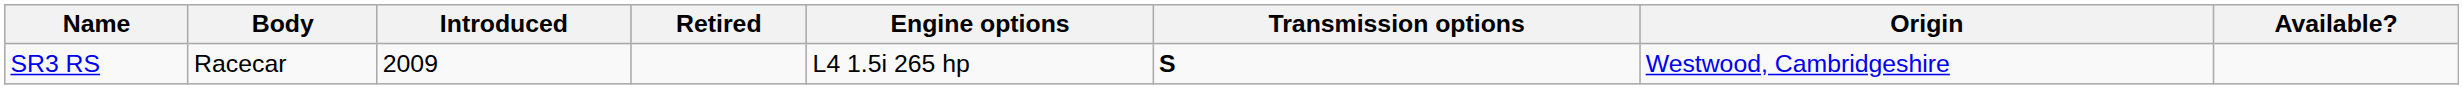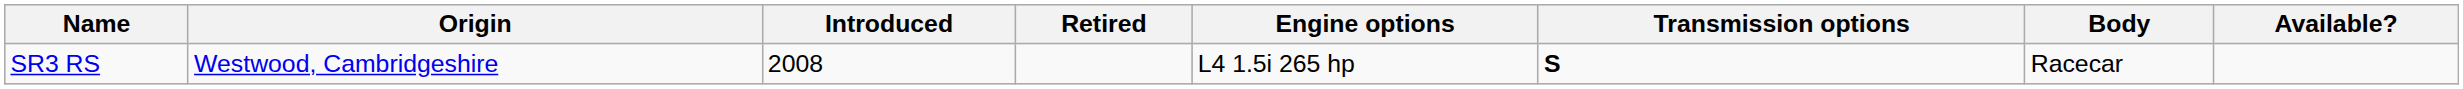columns swapped: (283, 24) <-> (1927, 24)
(410, 63) 2009 -> (795, 63) 2008
